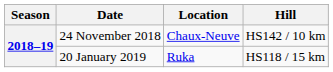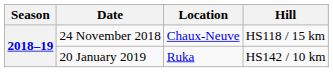(286, 35) HS142 / 10 km -> (285, 35) HS118 / 15 km
(285, 56) HS118 / 15 km -> (286, 56) HS142 / 10 km
